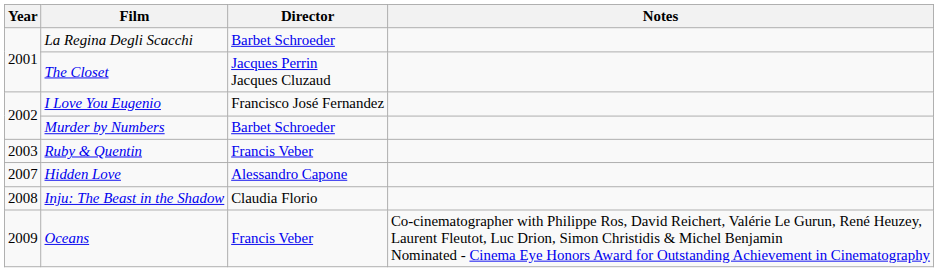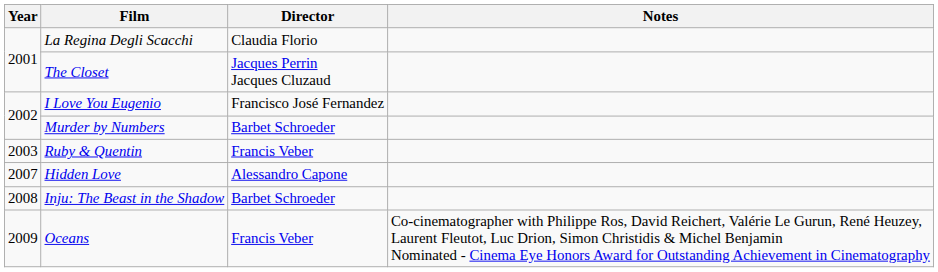(283, 39) Barbet Schroeder -> (274, 39) Claudia Florio
(274, 198) Claudia Florio -> (283, 198) Barbet Schroeder
